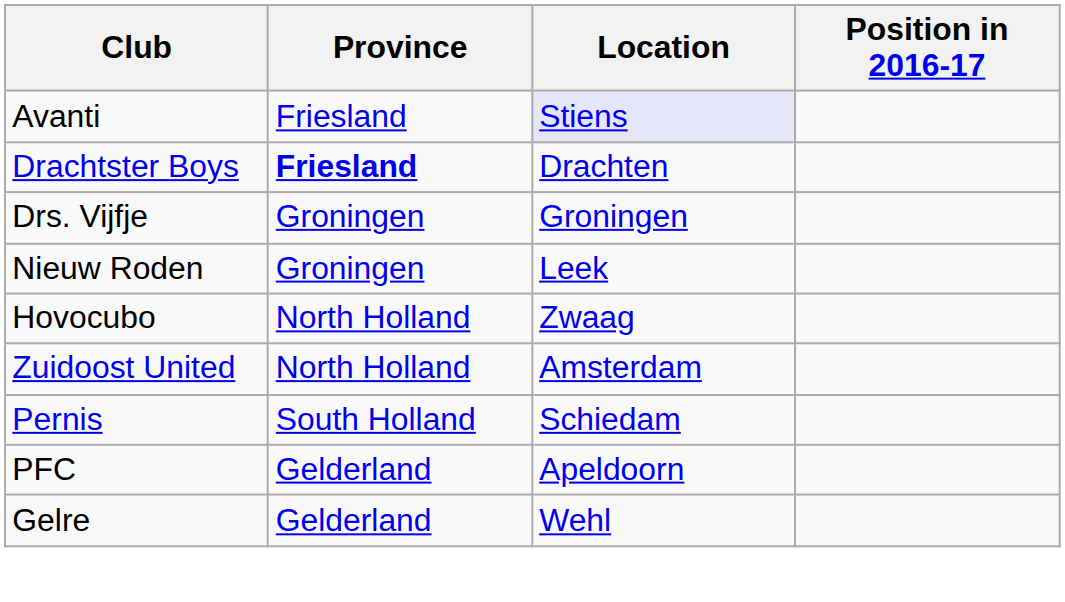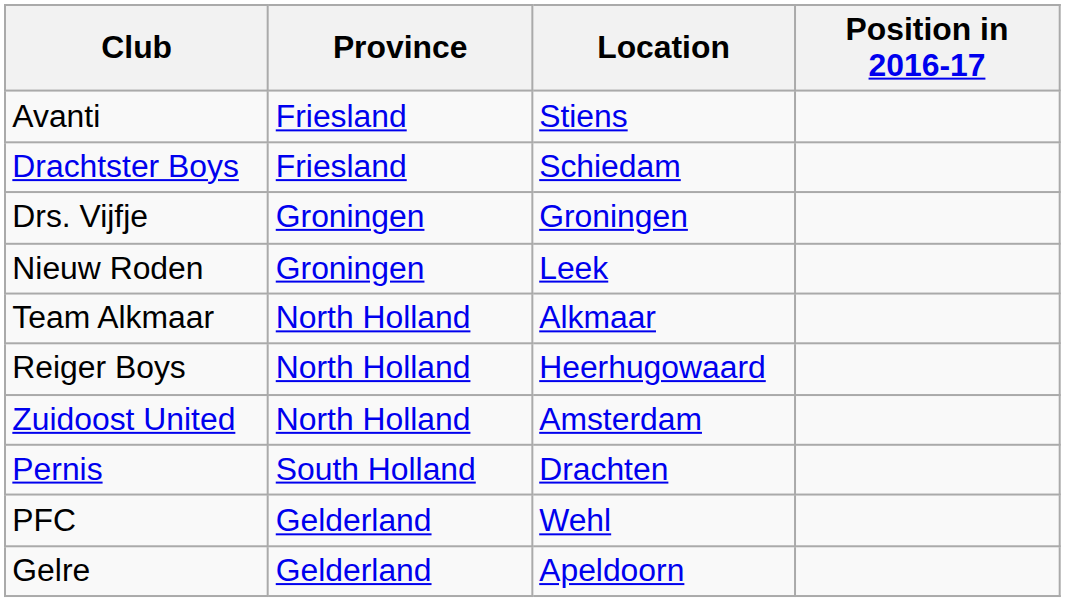(583, 116) lavender background -> (583, 116) no background
(347, 166) bold -> (341, 166) normal
(604, 166) Drachten -> (610, 166) Schiedam
- row: (84, 318)
+ row: (113, 318)
+ row: (99, 368)
(610, 419) Schiedam -> (604, 469) Drachten
(612, 469) Apeldoorn -> (575, 520) Wehl
(575, 520) Wehl -> (612, 570) Apeldoorn
